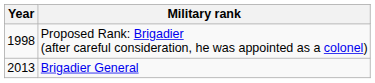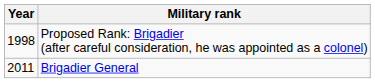(21, 68) 2013 -> (21, 68) 2011
